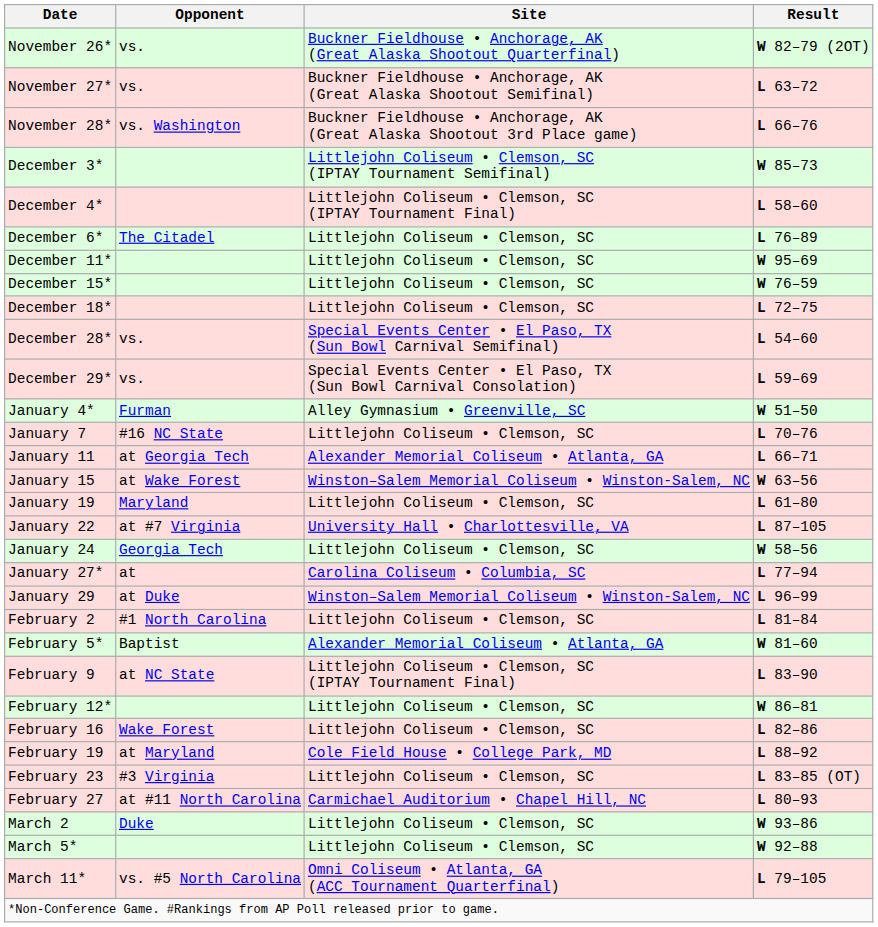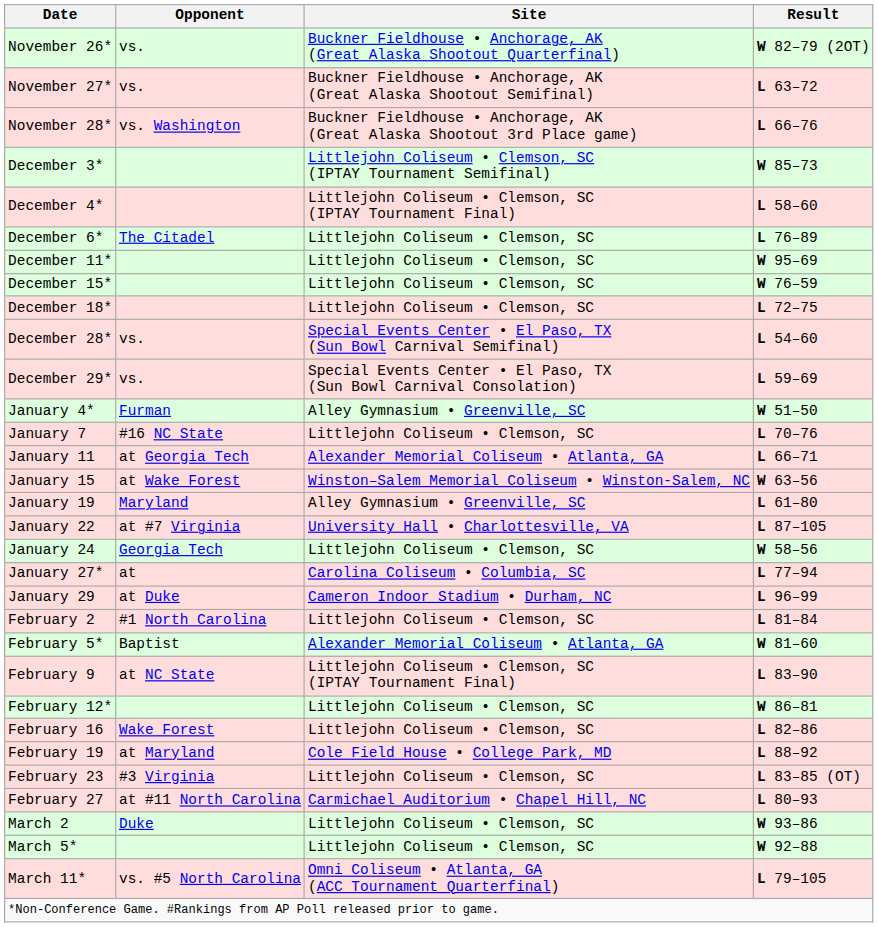(451, 504) Littlejohn Coliseum • Clemson, SC -> (447, 504) Alley Gymnasium • Greenville, SC
(529, 598) Winston–Salem Memorial Coliseum • Winston-Salem, NC -> (460, 598) Cameron Indoor Stadium • Durham, NC
